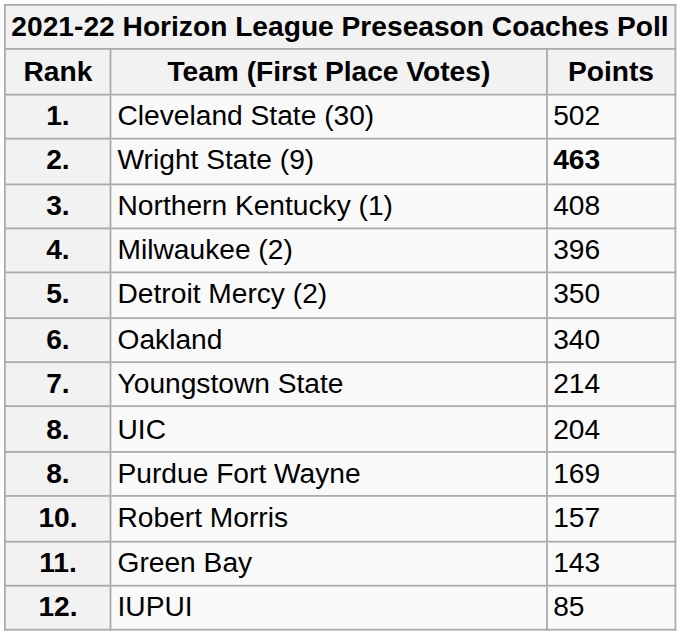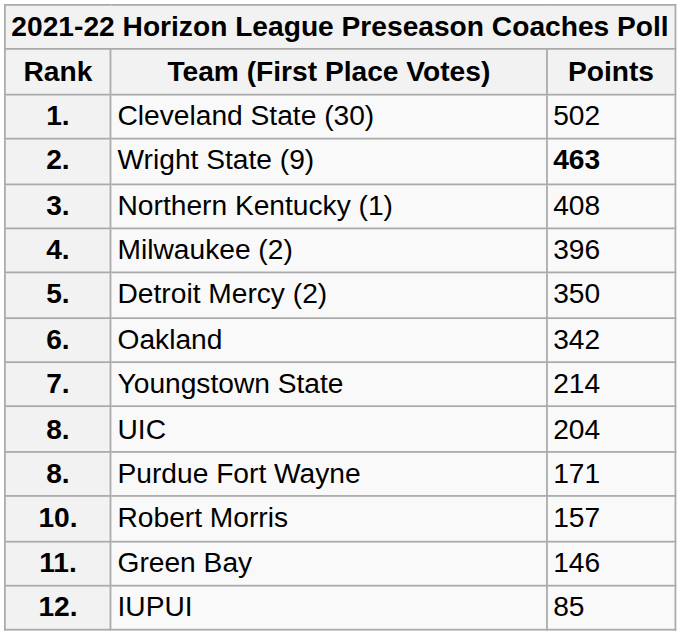(577, 339) 340 -> (577, 339) 342
(577, 473) 169 -> (577, 473) 171
(577, 562) 143 -> (577, 562) 146
